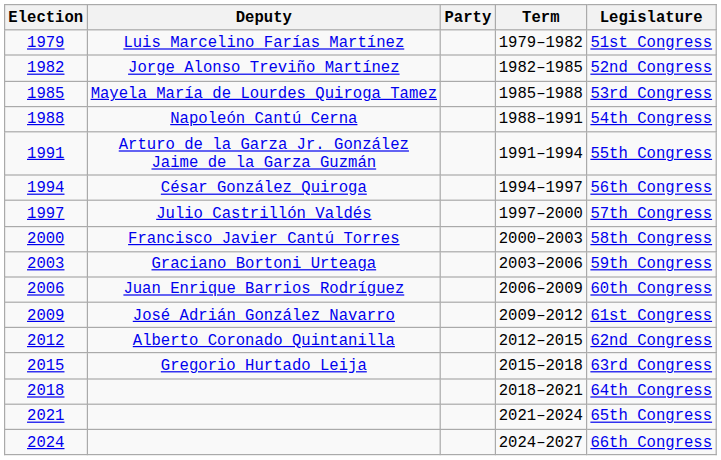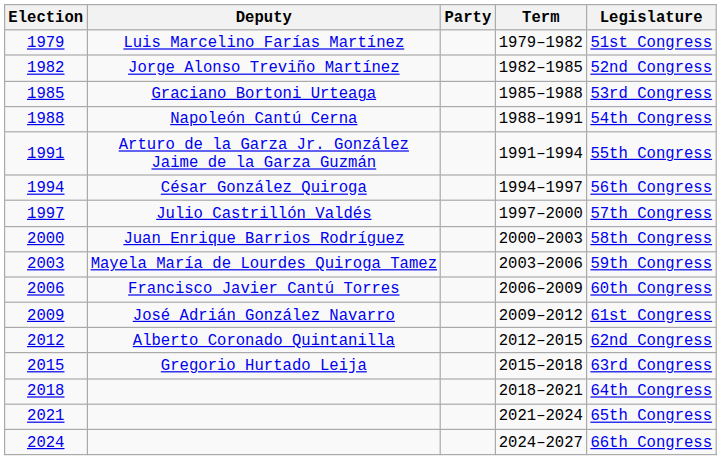(264, 94) Mayela María de Lourdes Quiroga Tamez -> (264, 94) Graciano Bortoni Urteaga
(264, 239) Francisco Javier Cantú Torres -> (264, 239) Juan Enrique Barrios Rodríguez
(264, 264) Graciano Bortoni Urteaga -> (264, 264) Mayela María de Lourdes Quiroga Tamez
(264, 290) Juan Enrique Barrios Rodríguez -> (264, 290) Francisco Javier Cantú Torres
